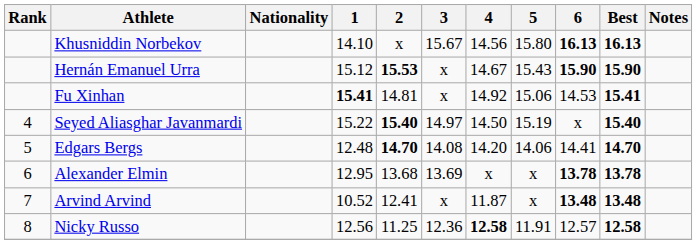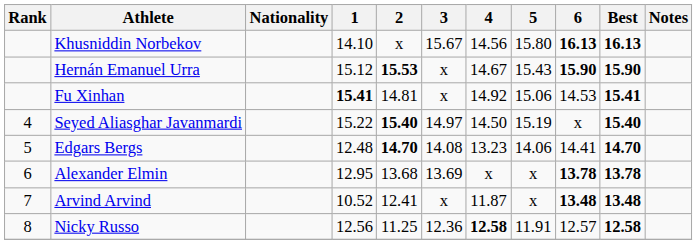(489, 148) 14.20 -> (489, 148) 13.23
